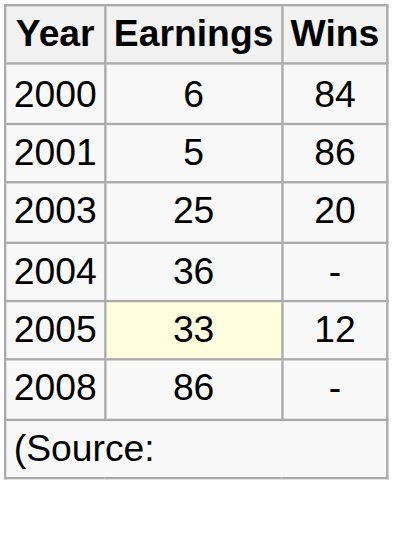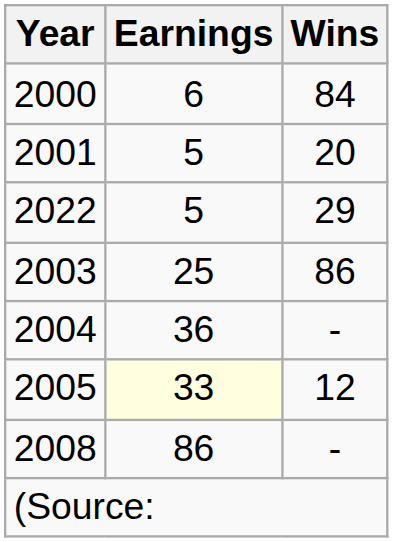(335, 152) 86 -> (335, 152) 20
+ row: (55, 211)
(335, 211) 20 -> (335, 270) 86
